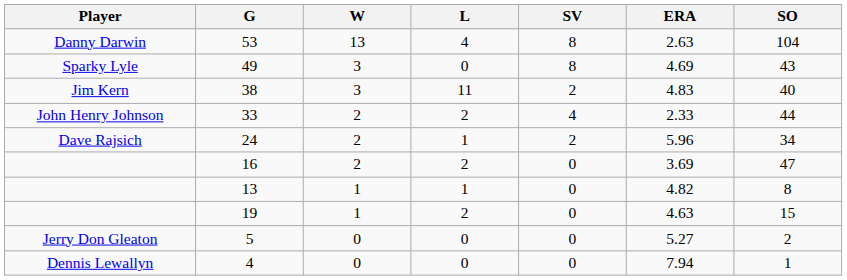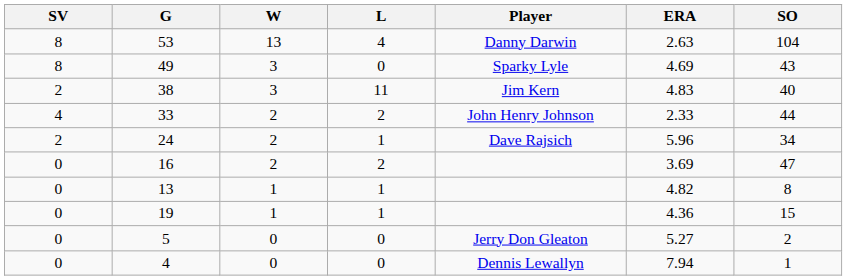columns swapped: (100, 16) <-> (572, 16)
(465, 213) 2 -> (381, 213) 1
(680, 213) 4.63 -> (680, 213) 4.36
